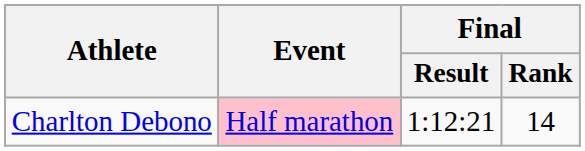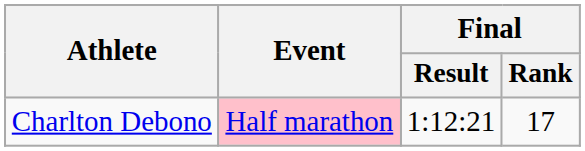(541, 121) 14 -> (541, 121) 17
